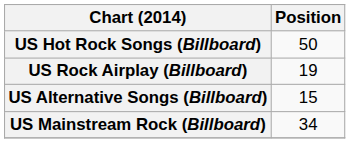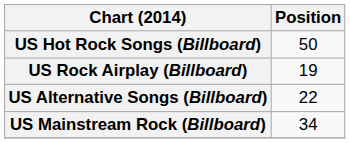(308, 97) 15 -> (308, 97) 22
